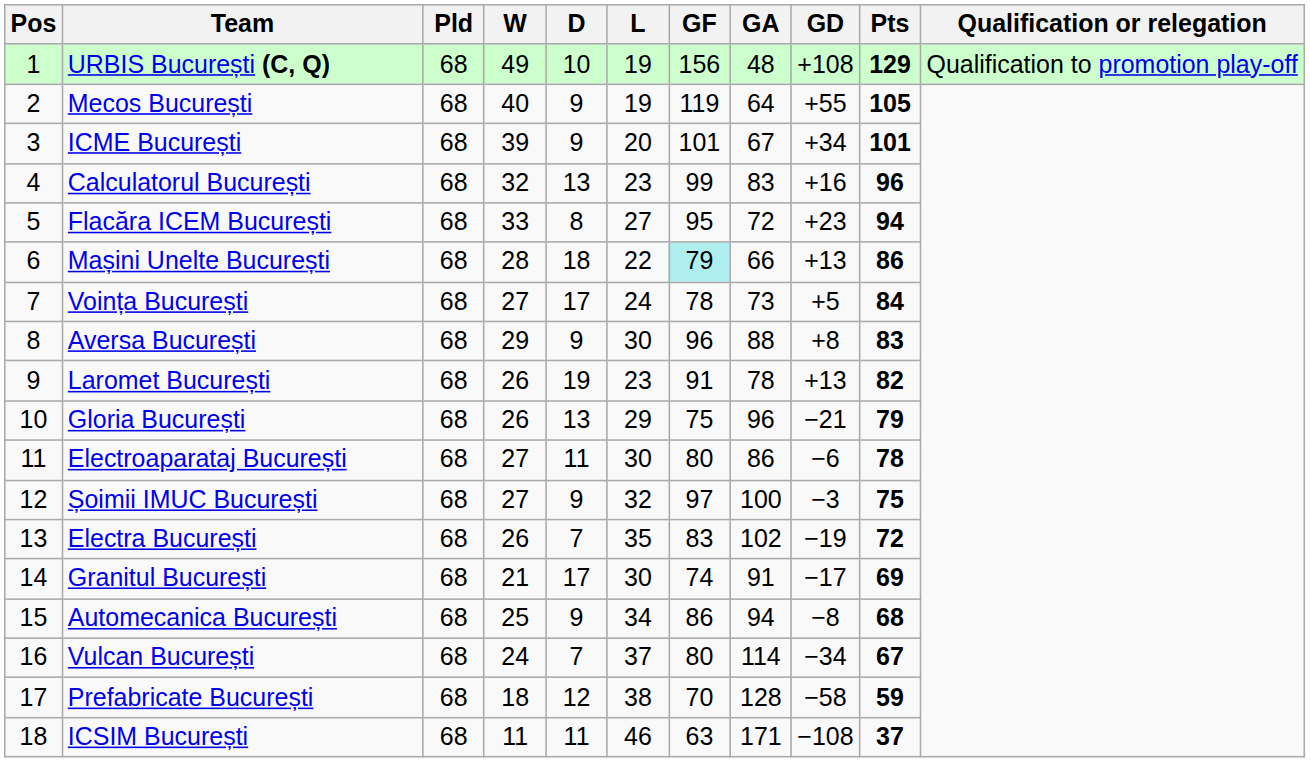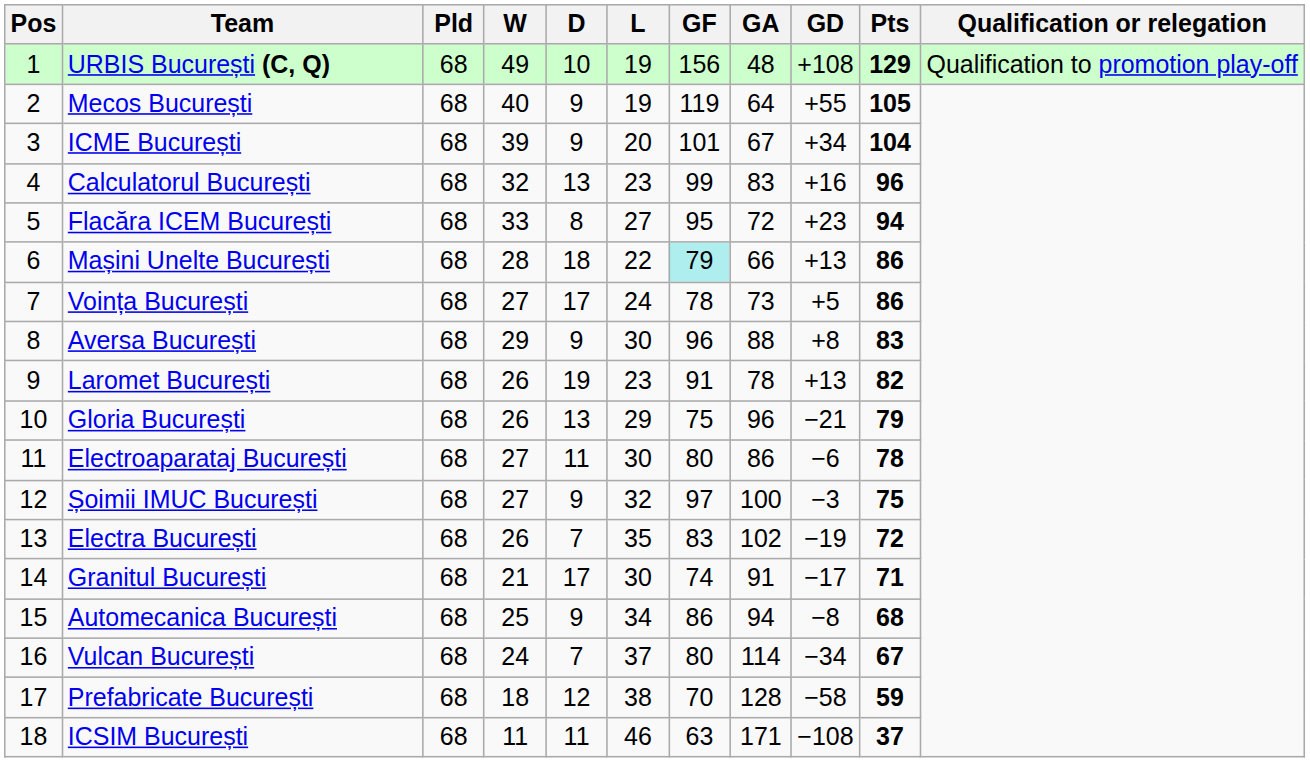(890, 143) 101 -> (890, 143) 104
(890, 301) 84 -> (890, 301) 86
(890, 578) 69 -> (890, 578) 71
